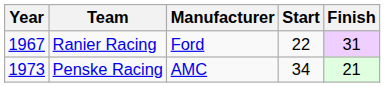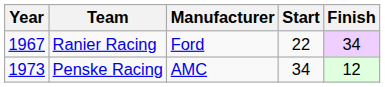(352, 44) 31 -> (352, 44) 34
(352, 70) 21 -> (352, 70) 12
